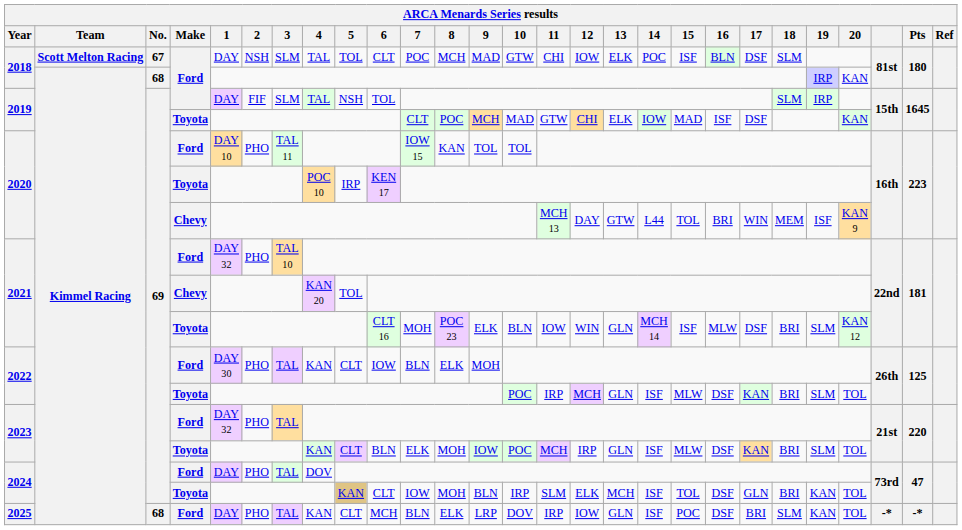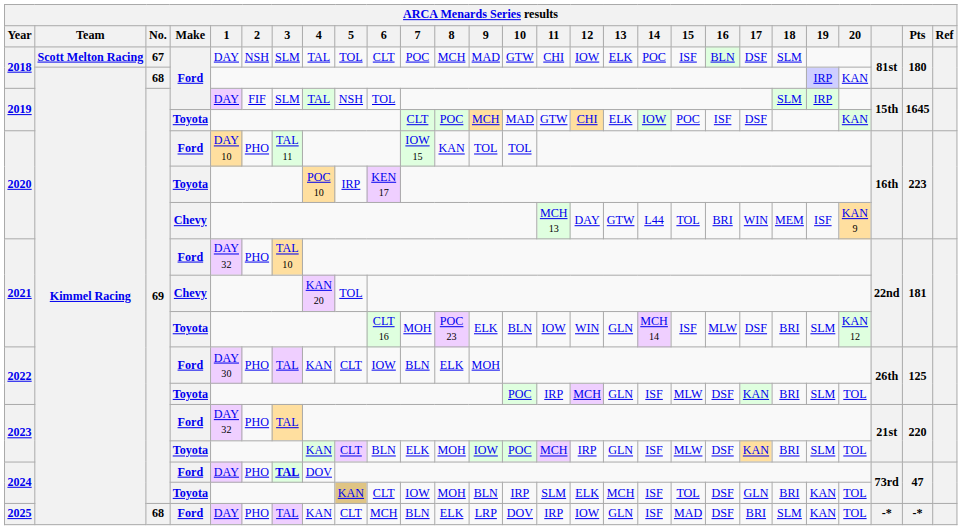(688, 119) MAD -> (688, 119) POC
(287, 472) normal -> (287, 472) bold
(688, 513) POC -> (688, 513) MAD
